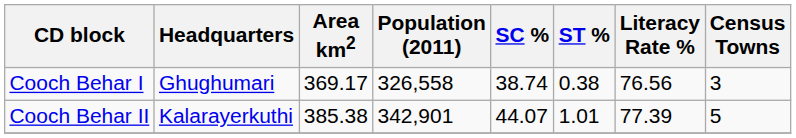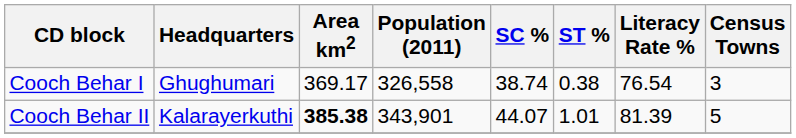(646, 83) 76.56 -> (646, 83) 76.54
(336, 116) normal -> (336, 116) bold
(415, 116) 342,901 -> (415, 116) 343,901
(646, 116) 77.39 -> (646, 116) 81.39
